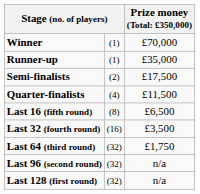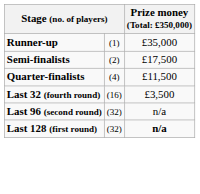- row: (25, 42)
- row: (50, 111)
- row: (51, 146)
(159, 180) normal -> (159, 128) bold
